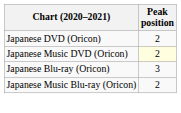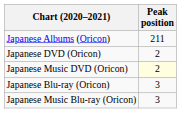+ row: (58, 38)
(157, 85) 2 -> (157, 100) 3
